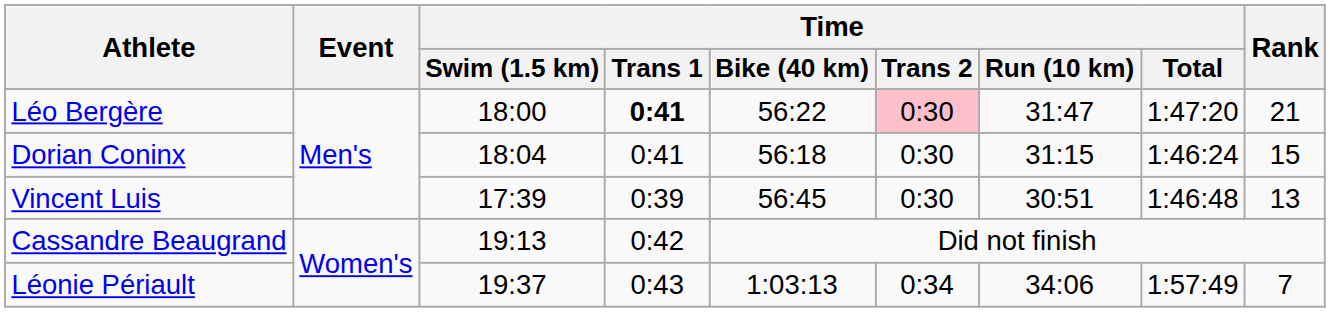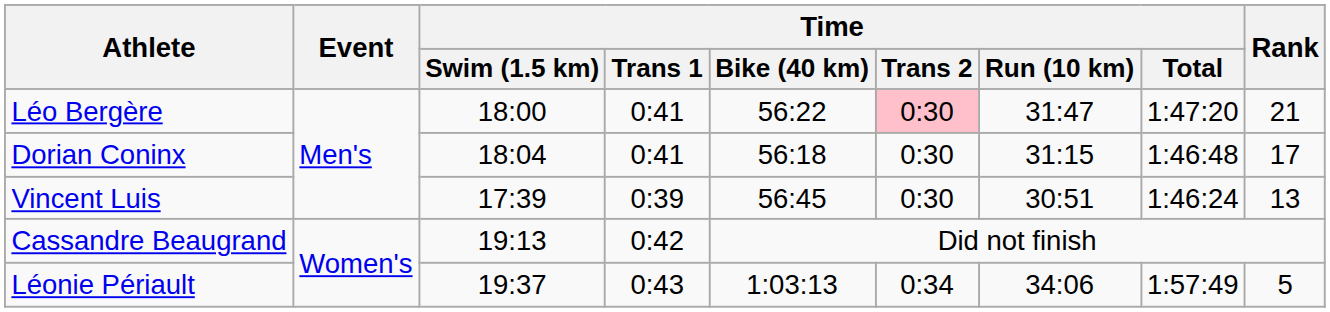(657, 112) bold -> (657, 112) normal
(1193, 155) 1:46:24 -> (1193, 155) 1:46:48
(1285, 155) 15 -> (1285, 155) 17
(1193, 198) 1:46:48 -> (1193, 198) 1:46:24
(1285, 285) 7 -> (1285, 285) 5
